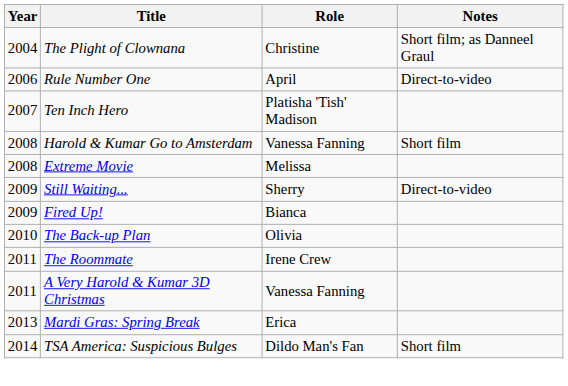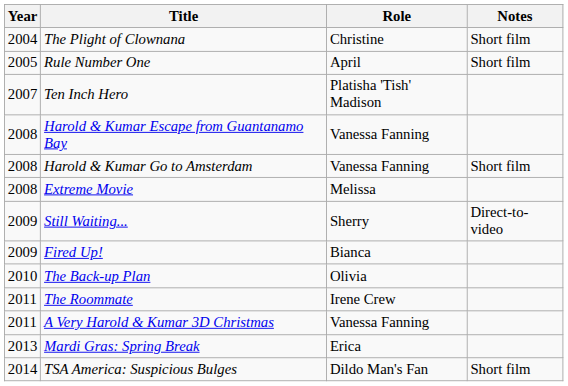(467, 47) Short film; as Danneel Graul -> (500, 39) Short film
(23, 79) 2006 -> (23, 62) 2005
(446, 79) Direct-to-video -> (500, 62) Short film
+ row: (174, 134)
